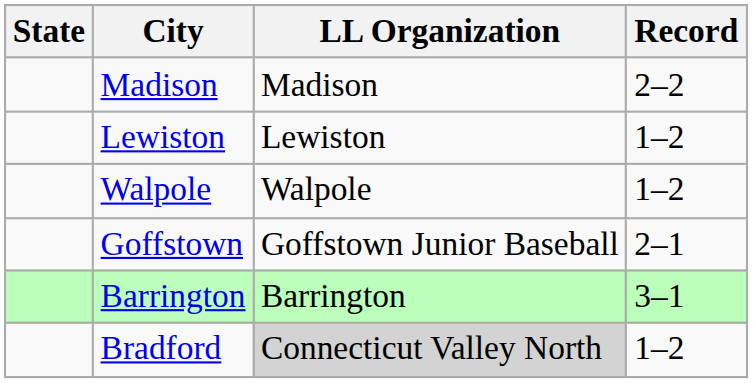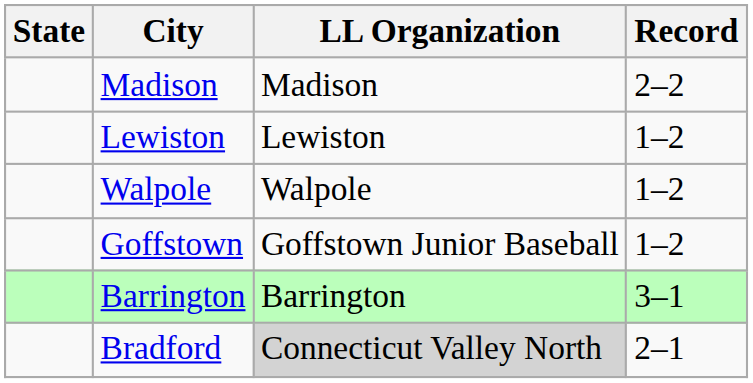(659, 243) 2–1 -> (659, 243) 1–2
(659, 349) 1–2 -> (659, 349) 2–1
